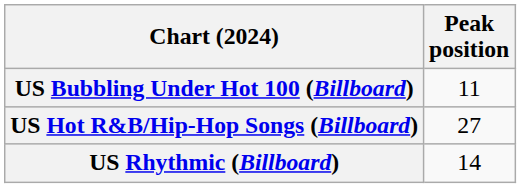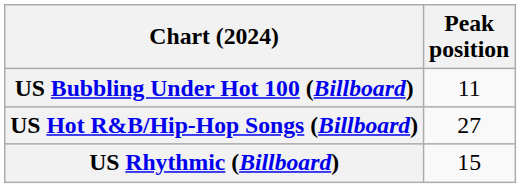(469, 162) 14 -> (469, 162) 15
